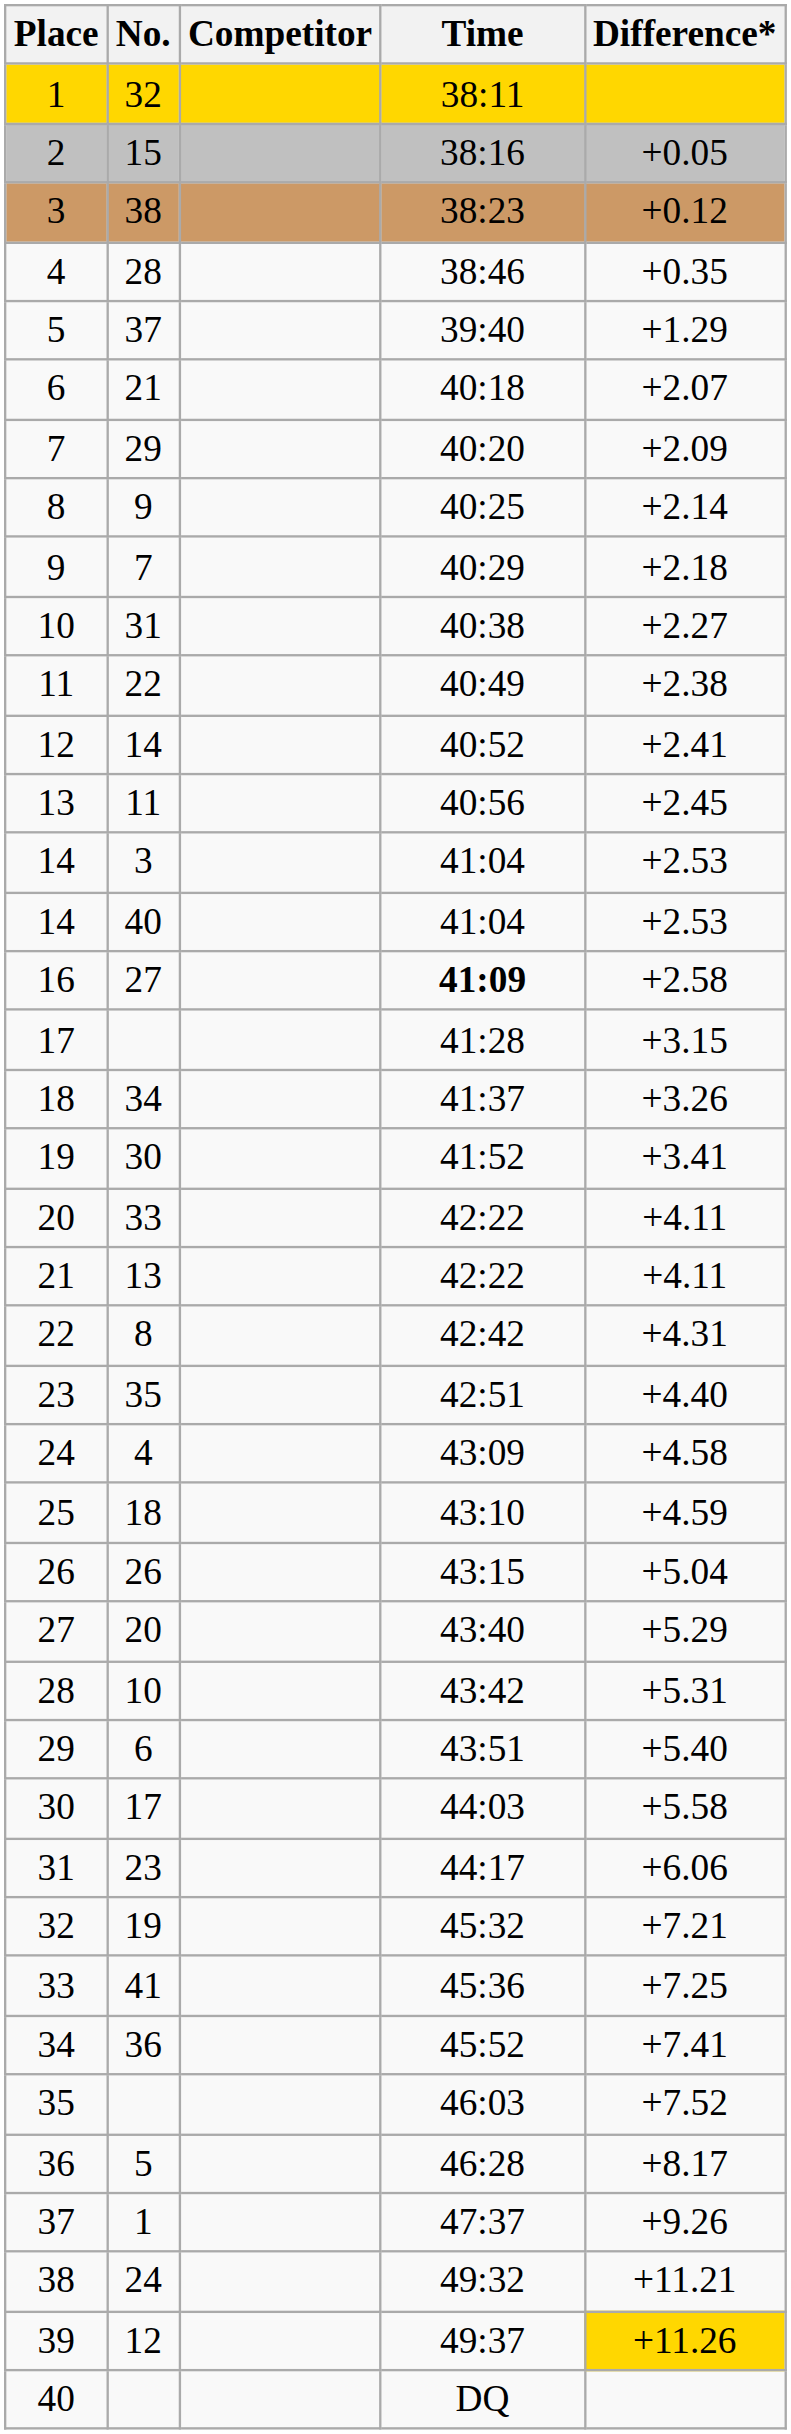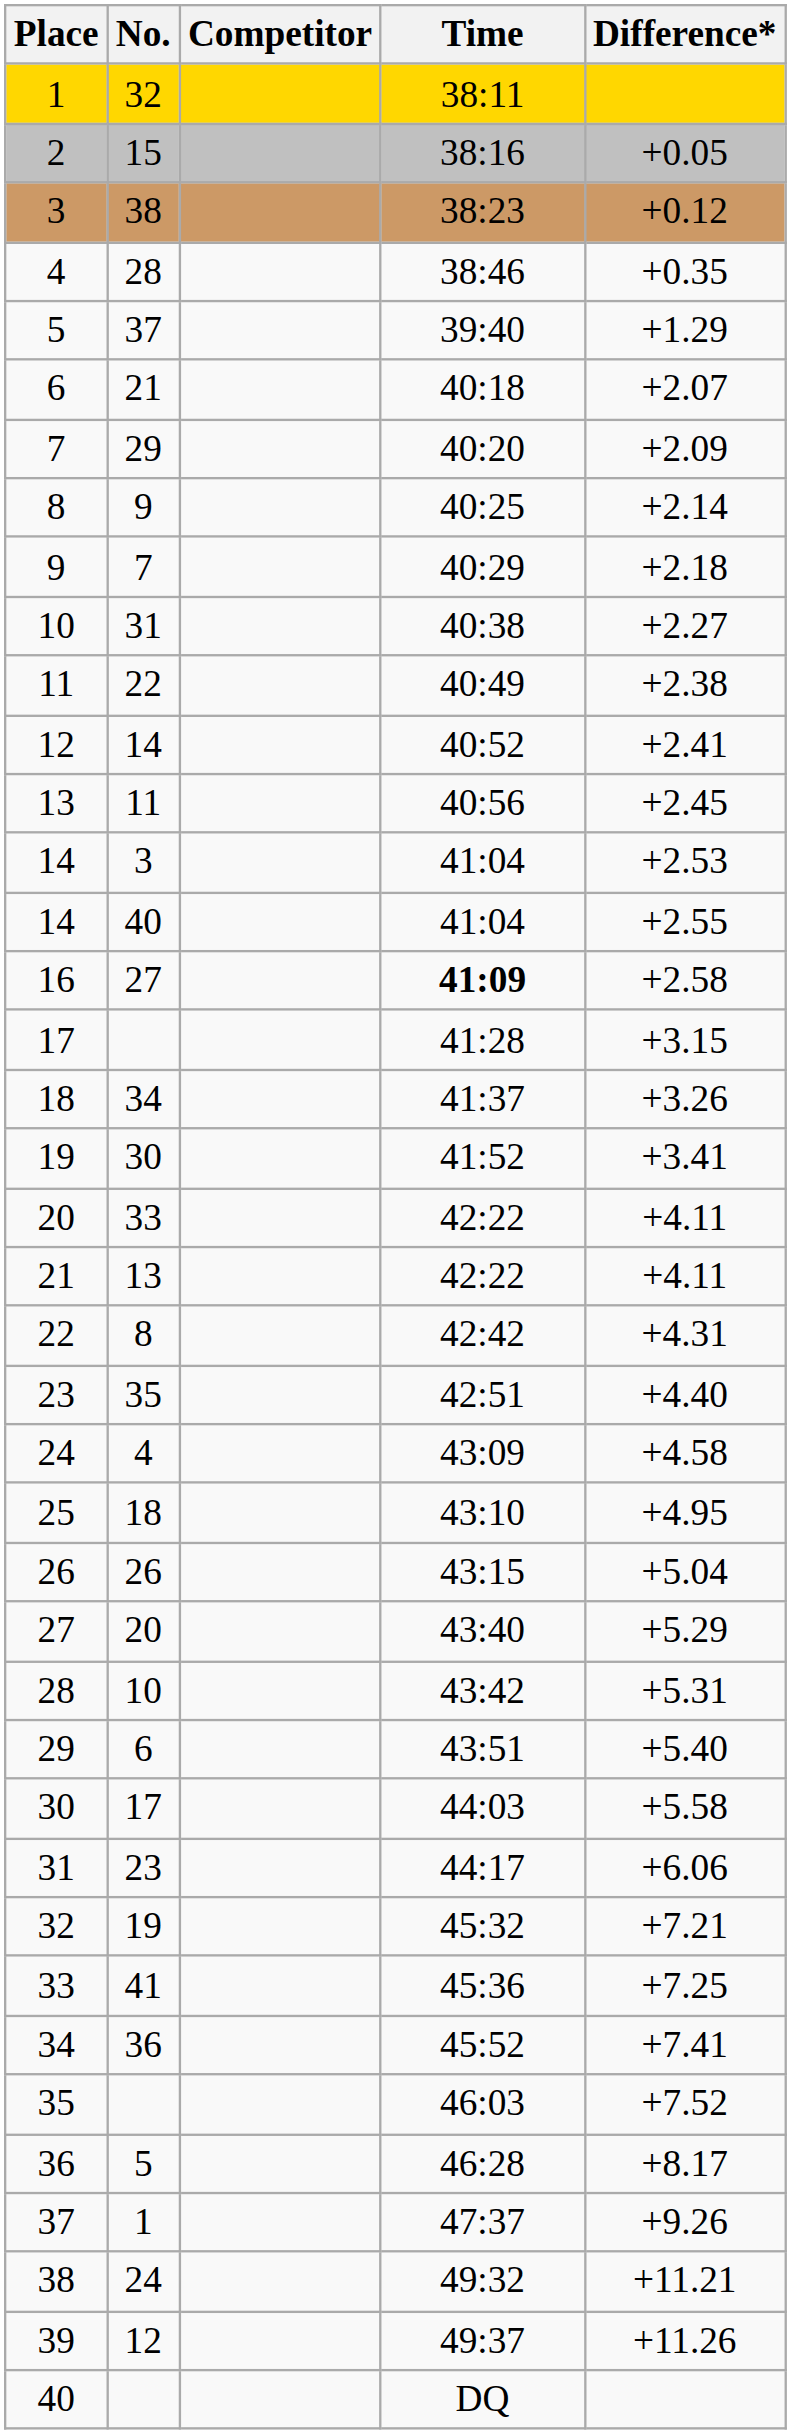(685, 920) +2.53 -> (685, 920) +2.55
(685, 1512) +4.59 -> (685, 1512) +4.95
(685, 2339) gold background -> (685, 2339) no background
